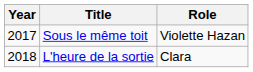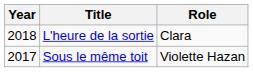rows swapped: (95, 35) <-> (98, 56)
